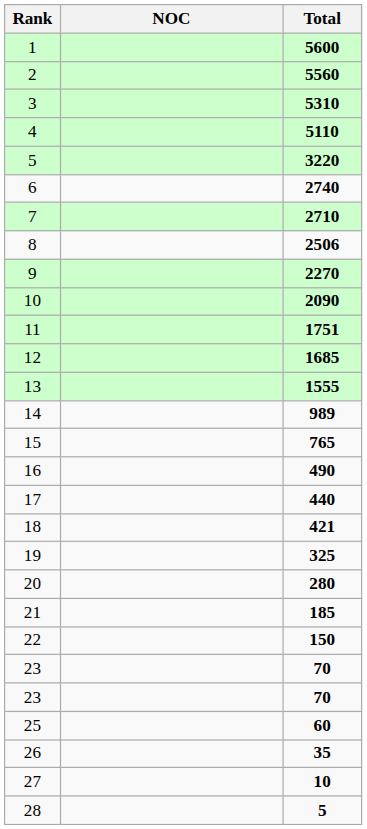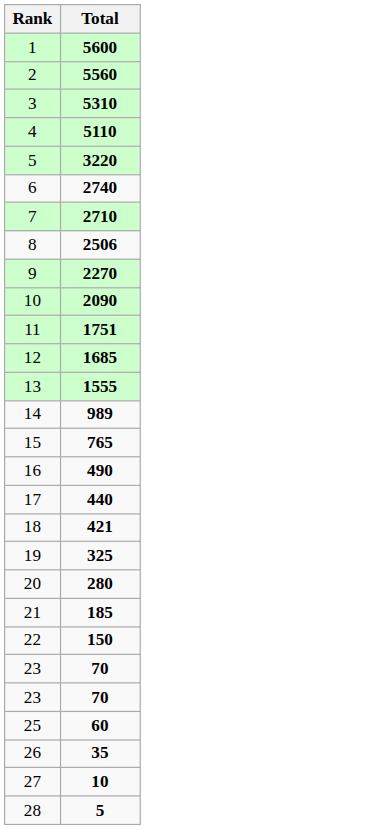- column: (171, 19)
